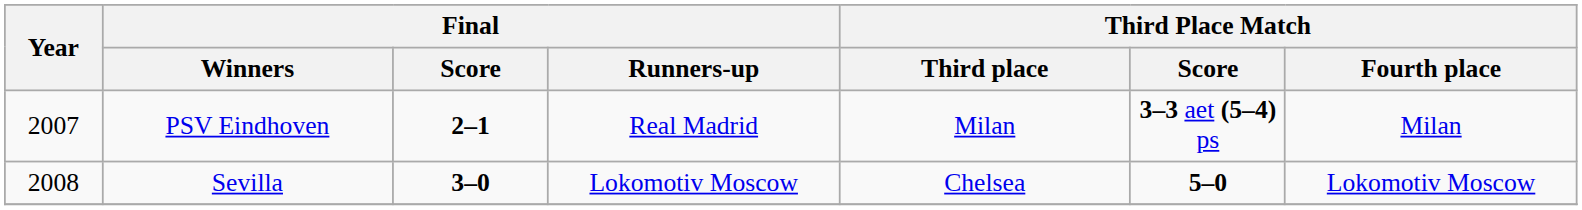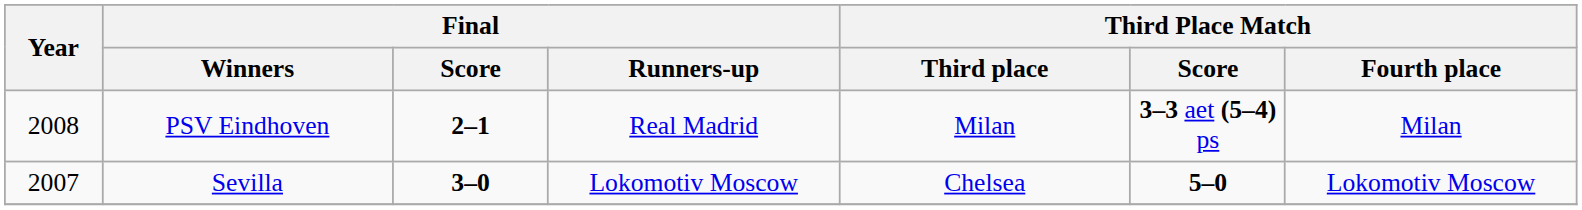(53, 125) 2007 -> (53, 125) 2008
(53, 183) 2008 -> (53, 183) 2007
